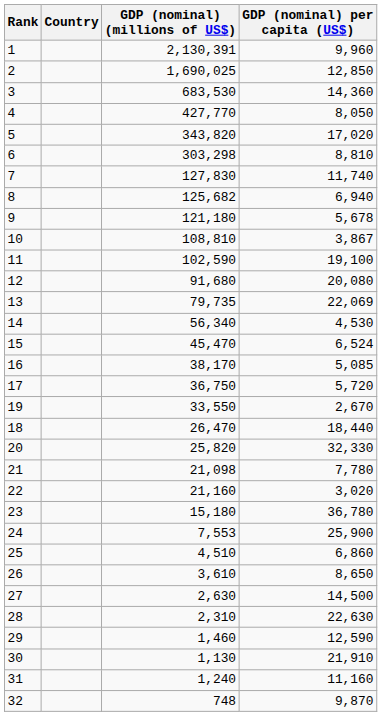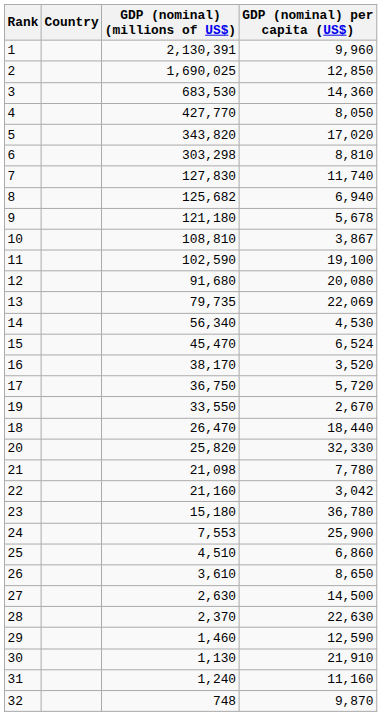(354, 365) 5,085 -> (354, 365) 3,520
(354, 491) 3,020 -> (354, 491) 3,042
(217, 617) 2,310 -> (217, 617) 2,370
